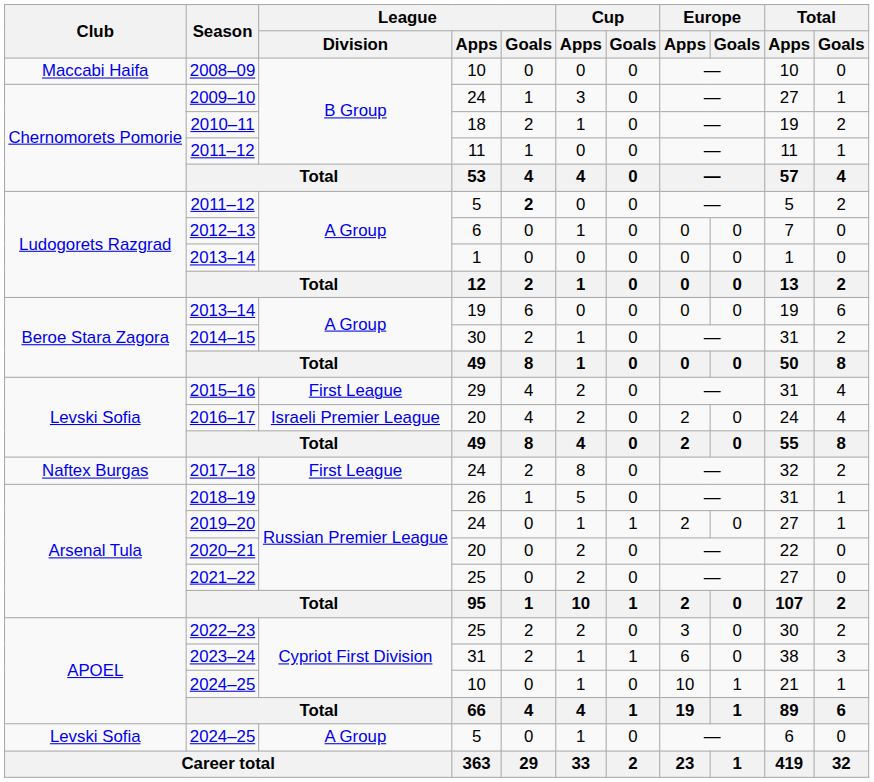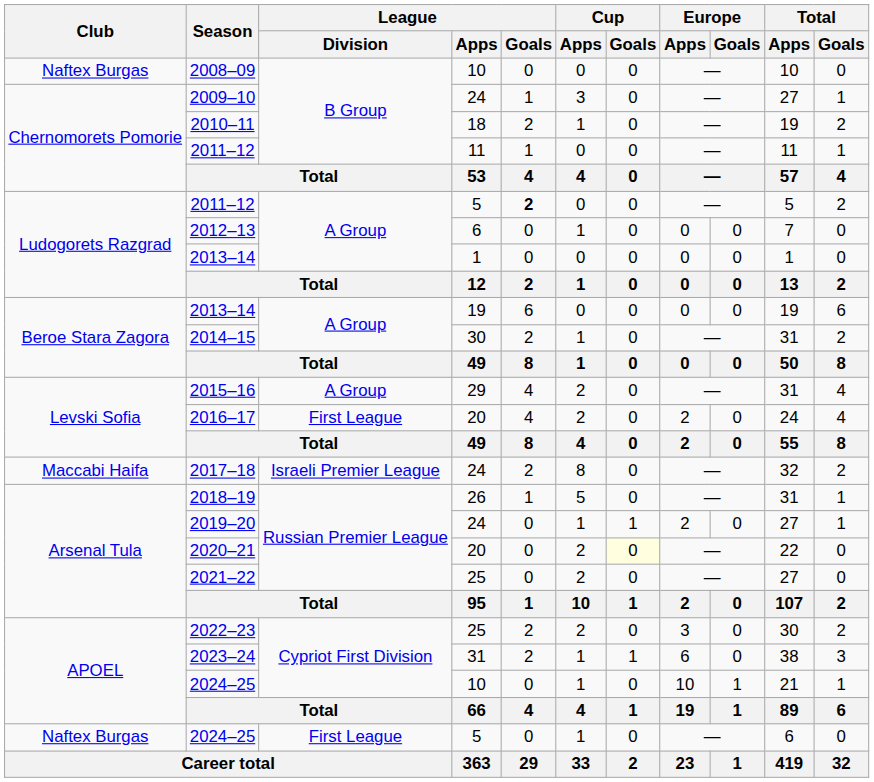(95, 71) Maccabi Haifa -> (95, 71) Naftex Burgas
(355, 390) First League -> (355, 390) A Group
(355, 417) Israeli Premier League -> (355, 417) First League
(95, 470) Naftex Burgas -> (95, 470) Maccabi Haifa
(355, 470) First League -> (355, 470) Israeli Premier League
(633, 550) no background -> (633, 550) lightyellow background
(95, 737) Levski Sofia -> (95, 737) Naftex Burgas
(355, 737) A Group -> (355, 737) First League
